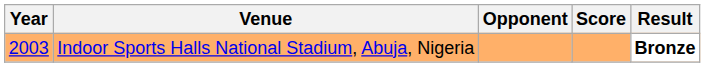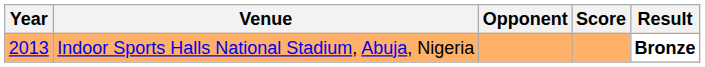(29, 48) 2003 -> (29, 48) 2013
